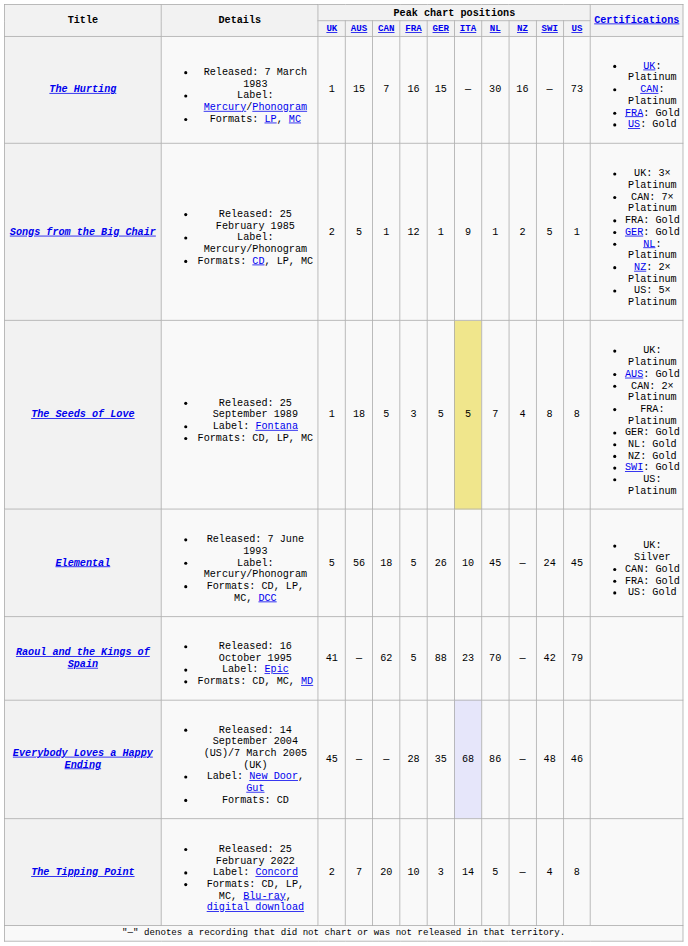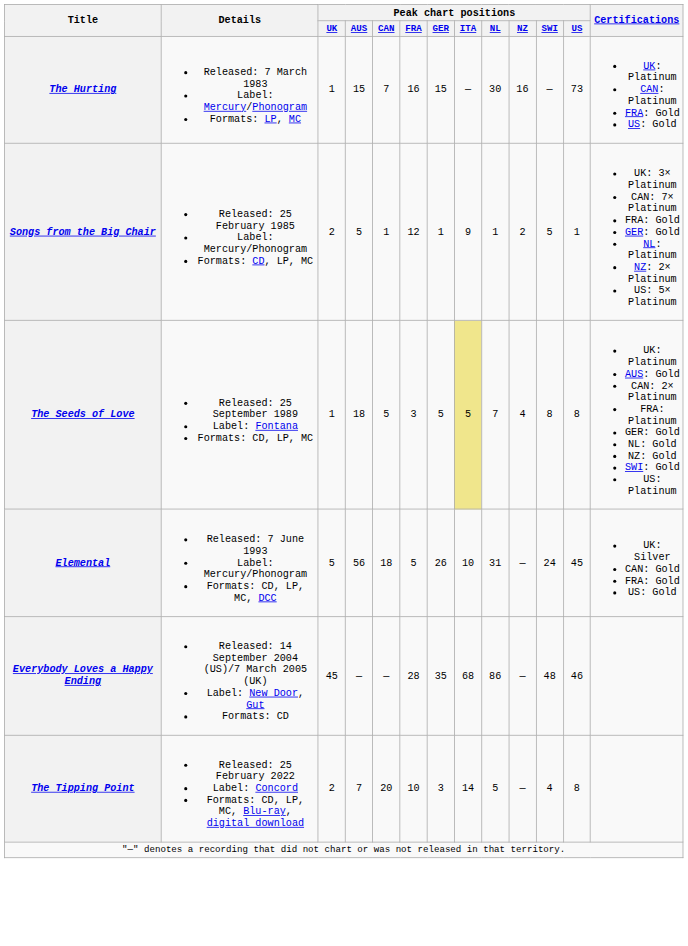(495, 563) 45 -> (495, 563) 31
- row: (83, 658)
(468, 759) lavender background -> (468, 676) no background
